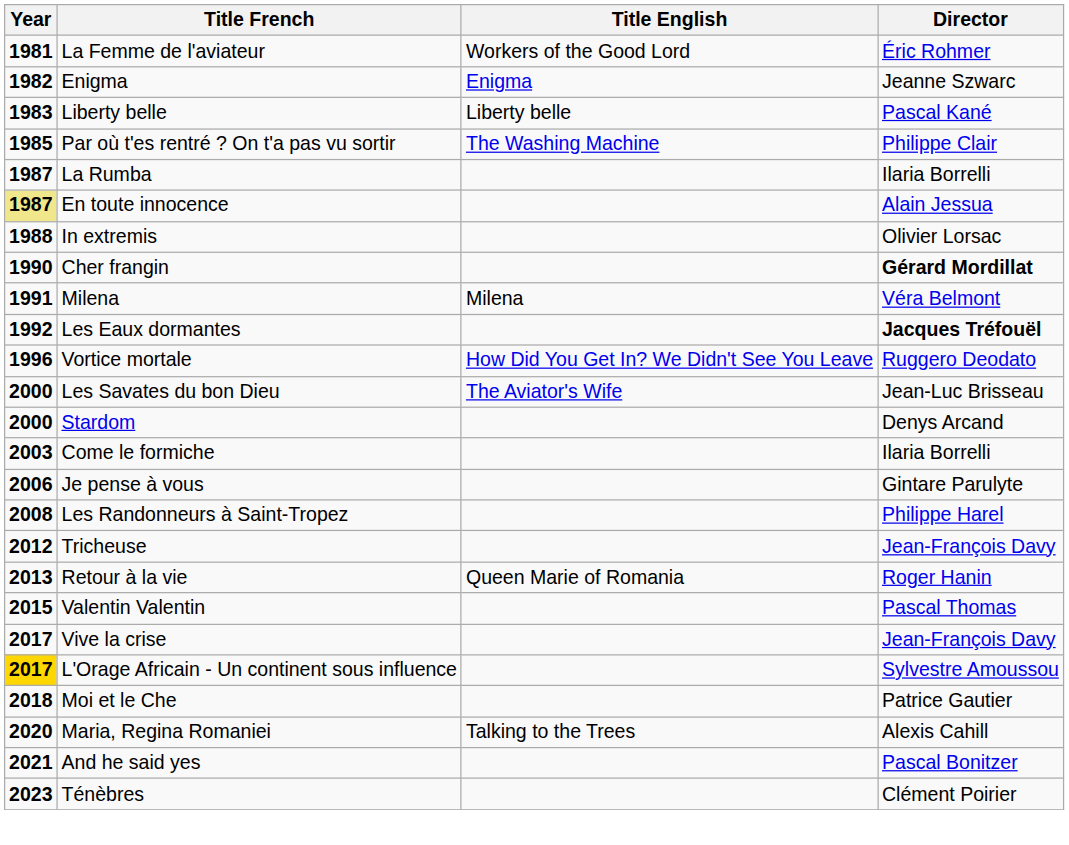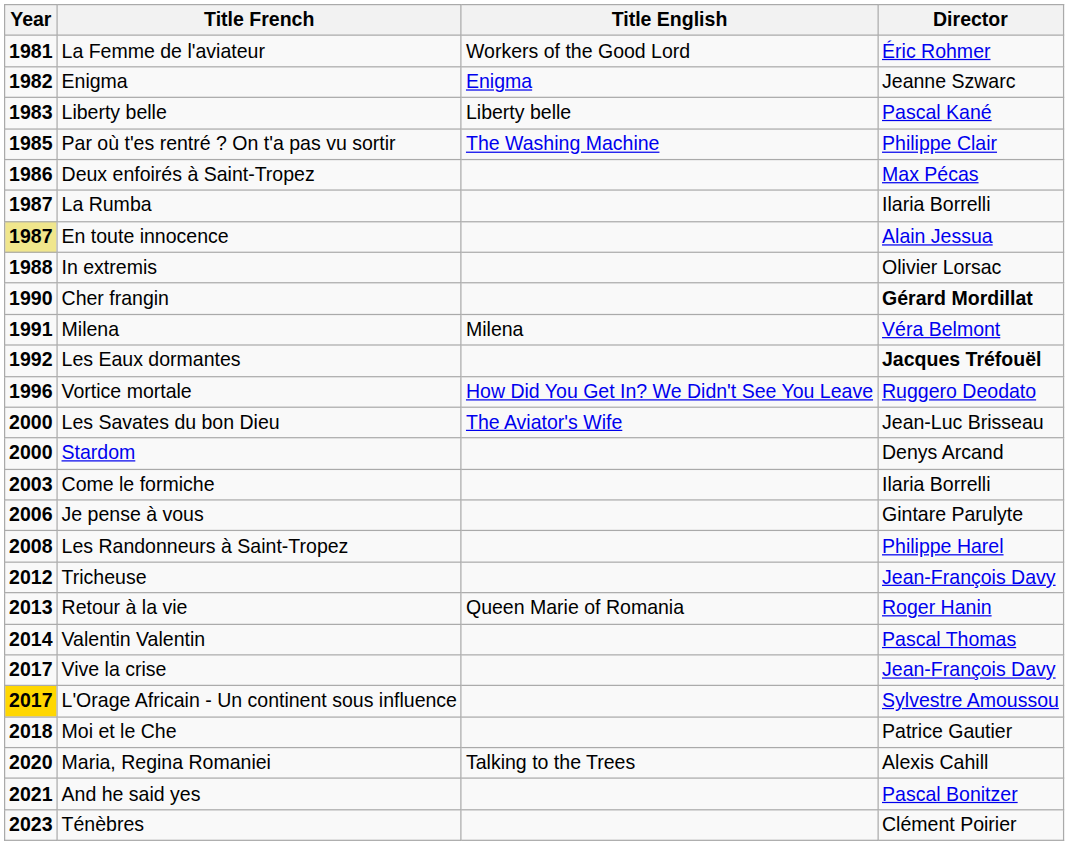+ row: (188, 174)
(31, 608) 2015 -> (31, 639) 2014
